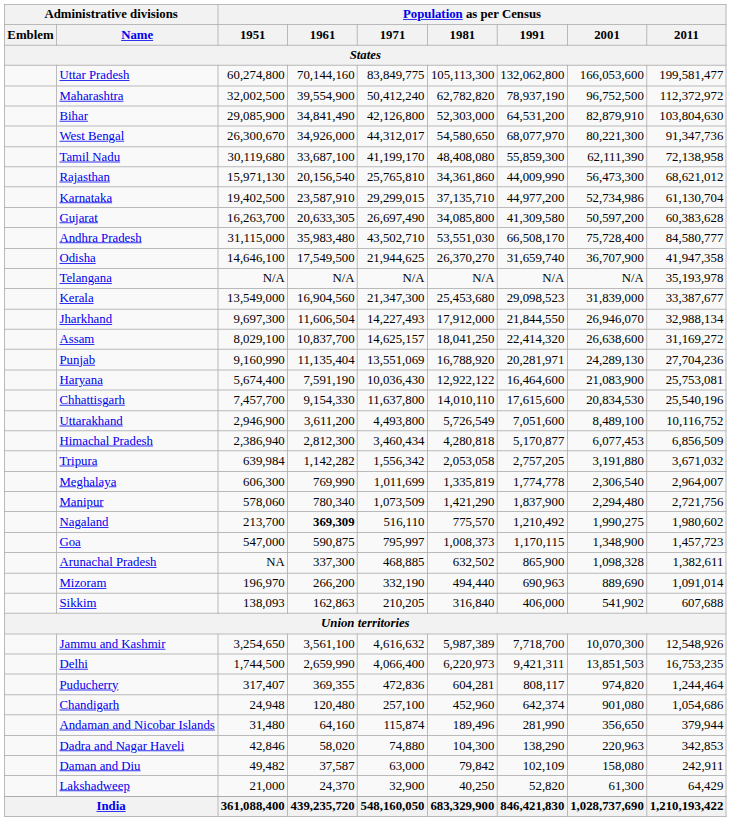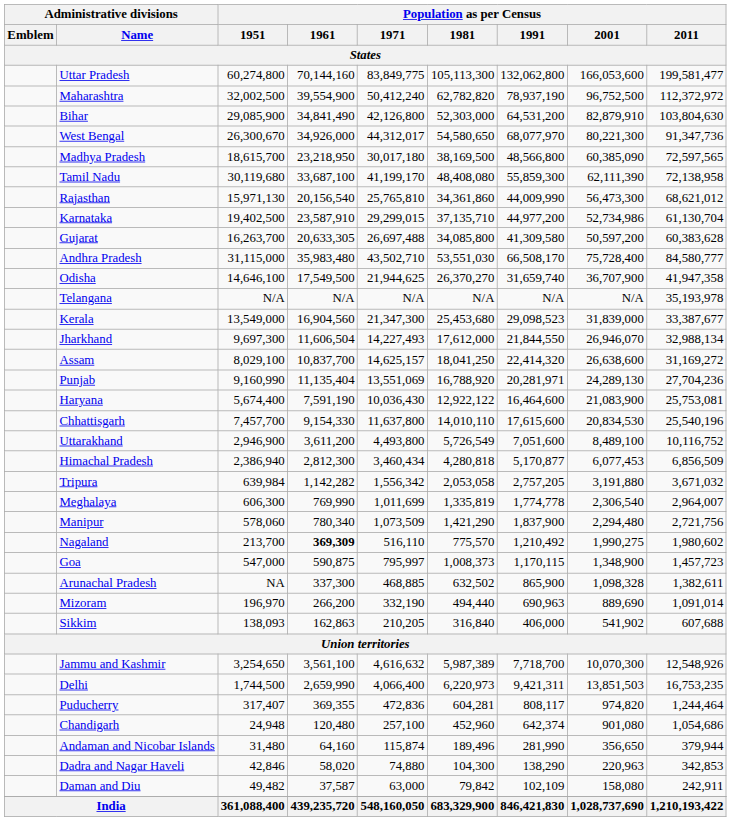+ row: (102, 156)
(396, 217) 26,697,490 -> (396, 237) 26,697,488
(466, 319) 17,912,000 -> (466, 339) 17,612,000
- row: (95, 786)
